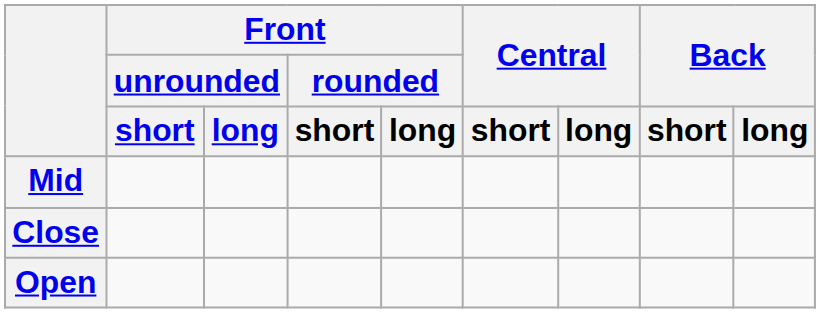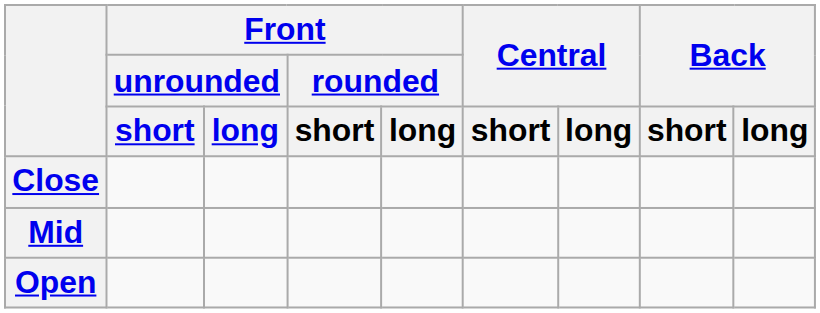rows swapped: (56, 231) <-> (56, 181)
